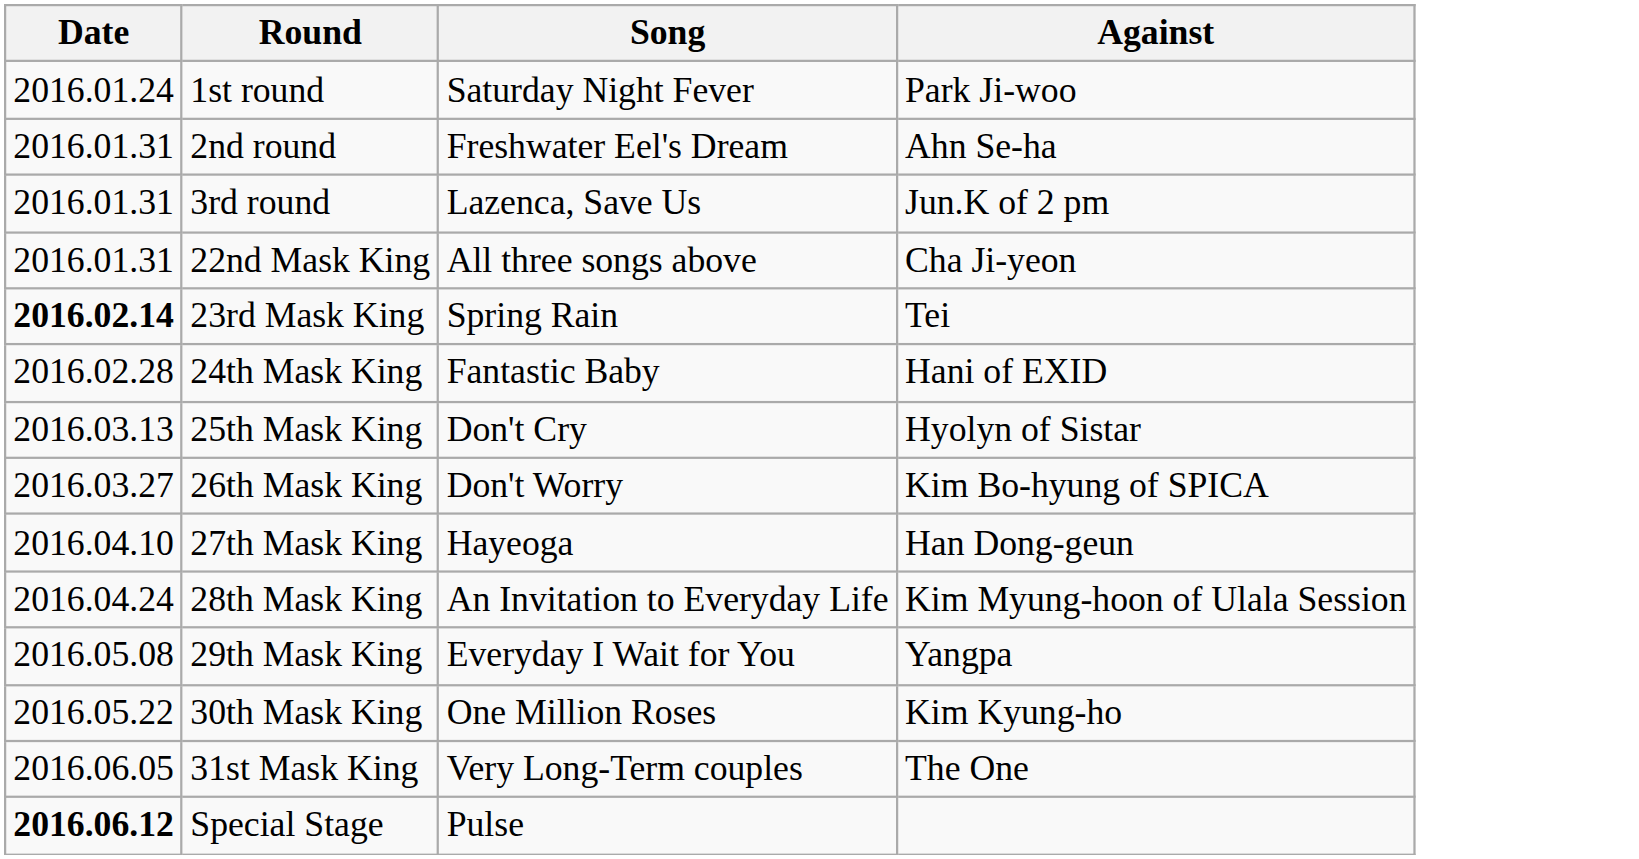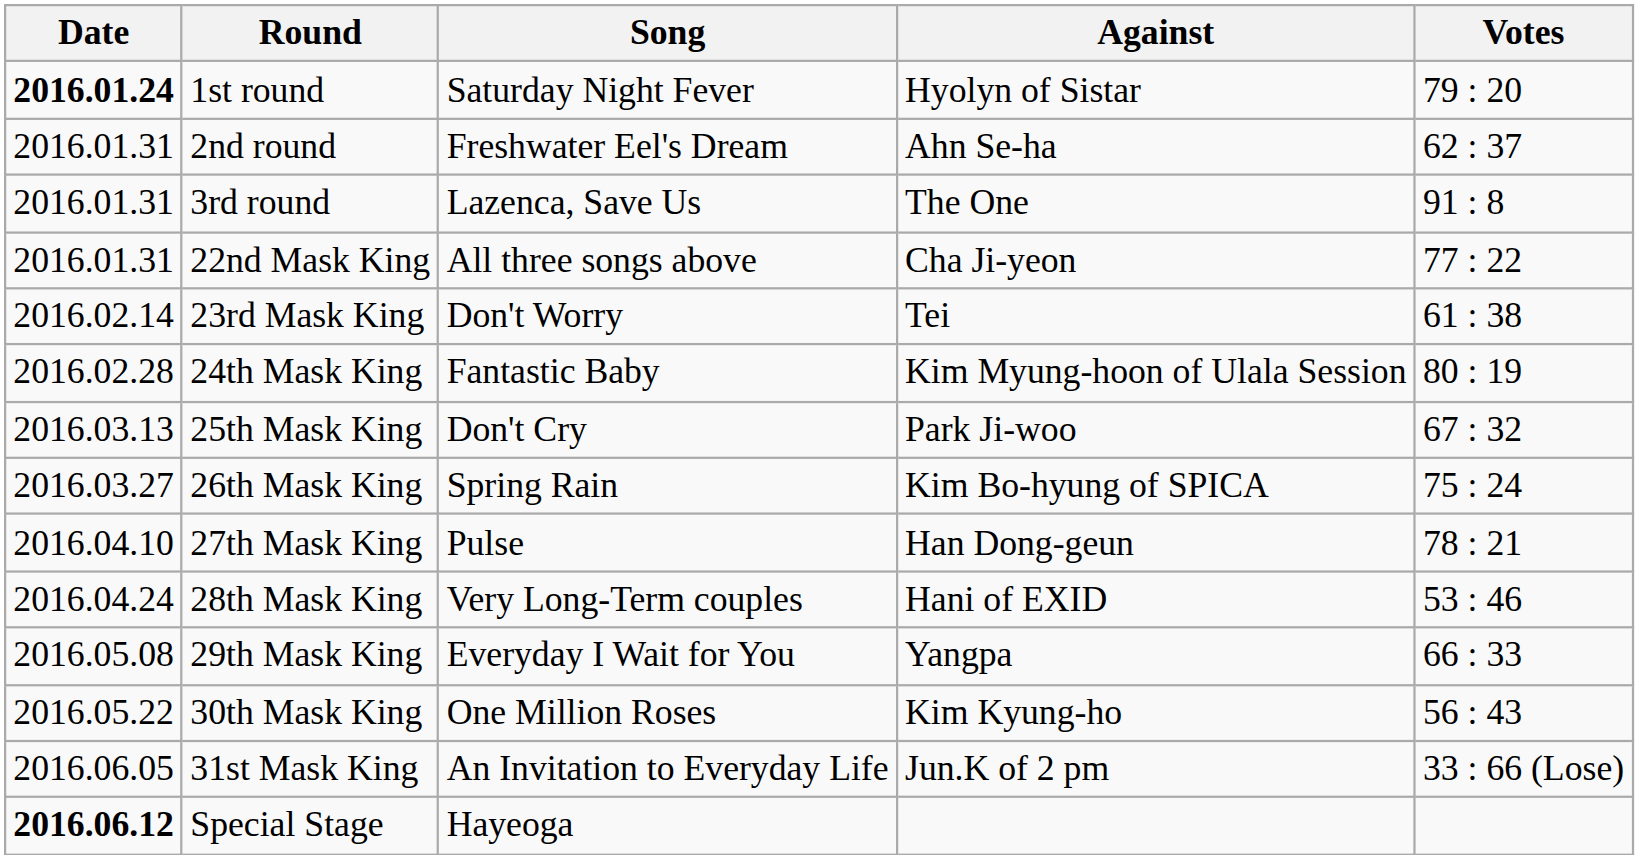+ column: (1524, 32)
(94, 89) normal -> (94, 89) bold
(991, 89) Park Ji-woo -> (1023, 89) Hyolyn of Sistar
(1007, 202) Jun.K of 2 pm -> (967, 202) The One
(94, 315) bold -> (94, 315) normal
(532, 315) Spring Rain -> (535, 315) Don't Worry
(1006, 372) Hani of EXID -> (1156, 372) Kim Myung-hoon of Ulala Session
(1023, 428) Hyolyn of Sistar -> (991, 428) Park Ji-woo
(535, 485) Don't Worry -> (532, 485) Spring Rain
(510, 542) Hayeoga -> (485, 542) Pulse
(668, 598) An Invitation to Everyday Life -> (625, 598) Very Long-Term couples
(1156, 598) Kim Myung-hoon of Ulala Session -> (1006, 598) Hani of EXID
(625, 768) Very Long-Term couples -> (668, 768) An Invitation to Everyday Life
(967, 768) The One -> (1007, 768) Jun.K of 2 pm
(485, 825) Pulse -> (510, 825) Hayeoga
